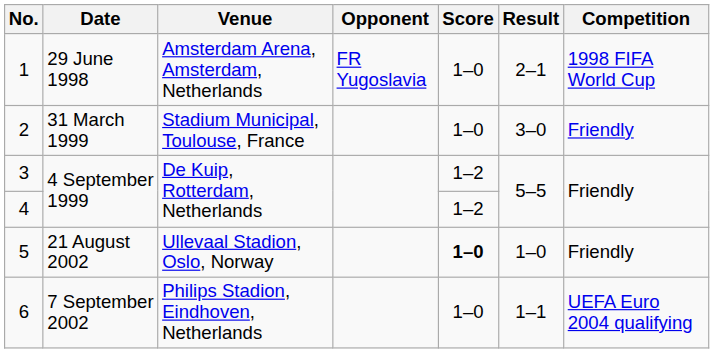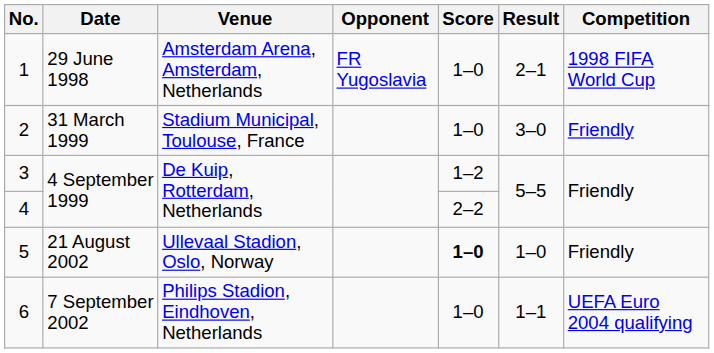(468, 208) 1–2 -> (468, 208) 2–2
